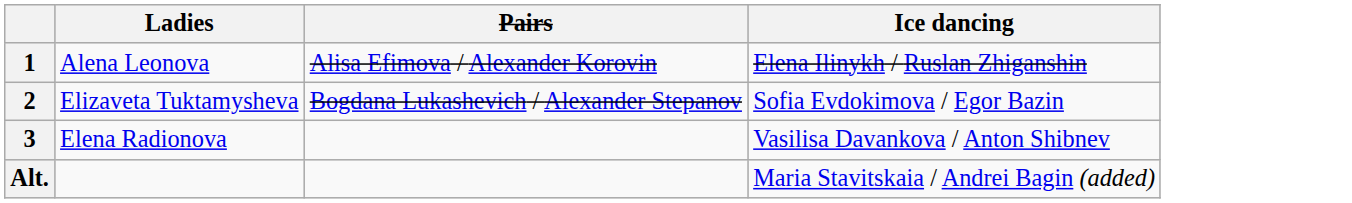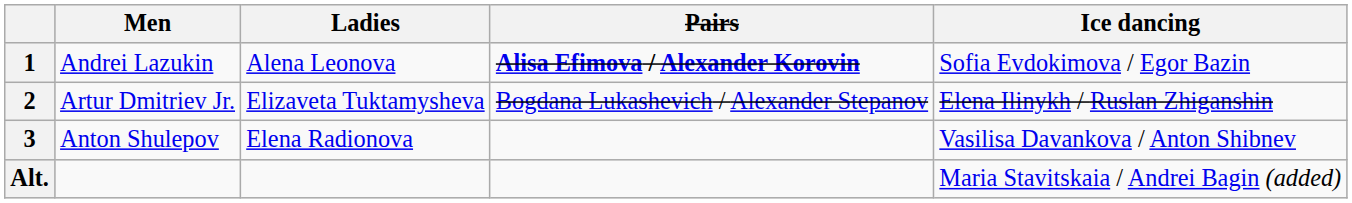+ column: (148, 23)
(483, 62) normal -> (678, 62) bold
(920, 62) Elena Ilinykh / Ruslan Zhiganshin -> (1095, 62) Sofia Evdokimova / Egor Bazin
(909, 100) Sofia Evdokimova / Egor Bazin -> (1106, 100) Elena Ilinykh / Ruslan Zhiganshin
